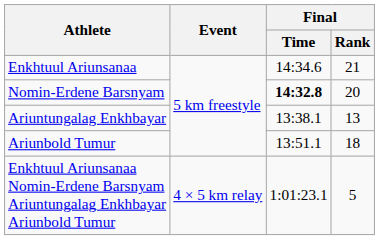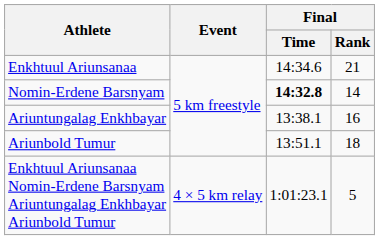(353, 93) 20 -> (353, 93) 14
(353, 118) 13 -> (353, 118) 16
